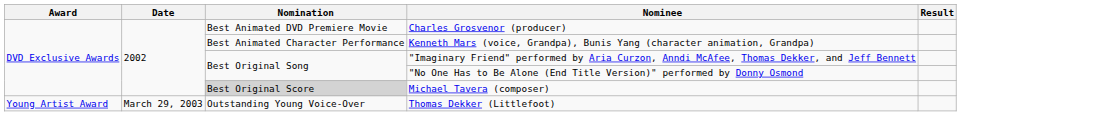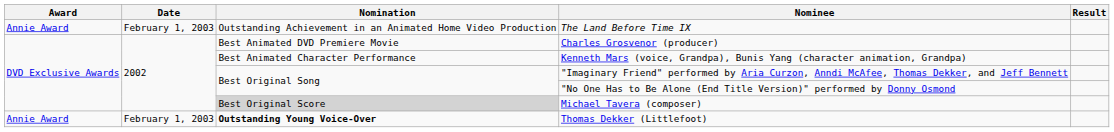+ row: (626, 27)
(57, 104) Young Artist Award -> (38, 119) Annie Award
(163, 104) March 29, 2003 -> (169, 119) February 1, 2003
(286, 104) normal -> (297, 119) bold
